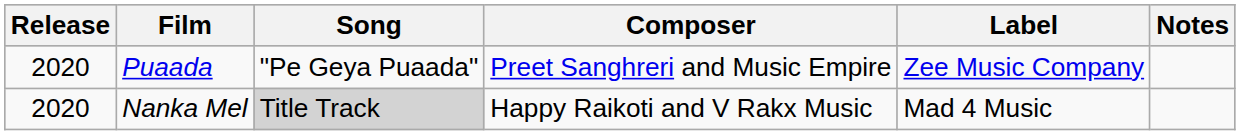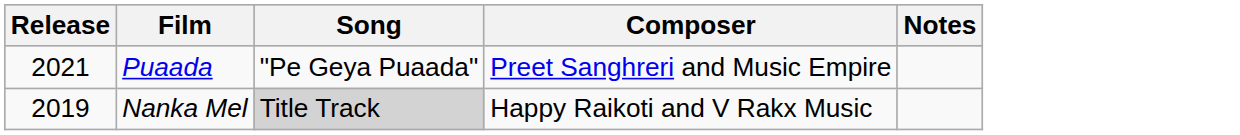- column: (1024, 25)
(60, 66) 2020 -> (60, 66) 2021
(60, 108) 2020 -> (60, 108) 2019
